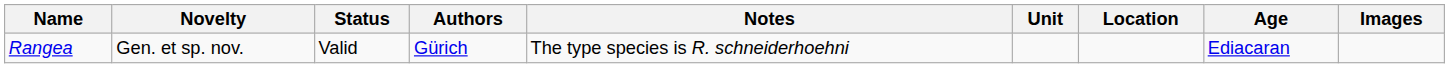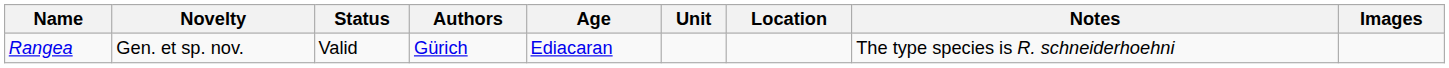columns swapped: (1271, 18) <-> (769, 18)
